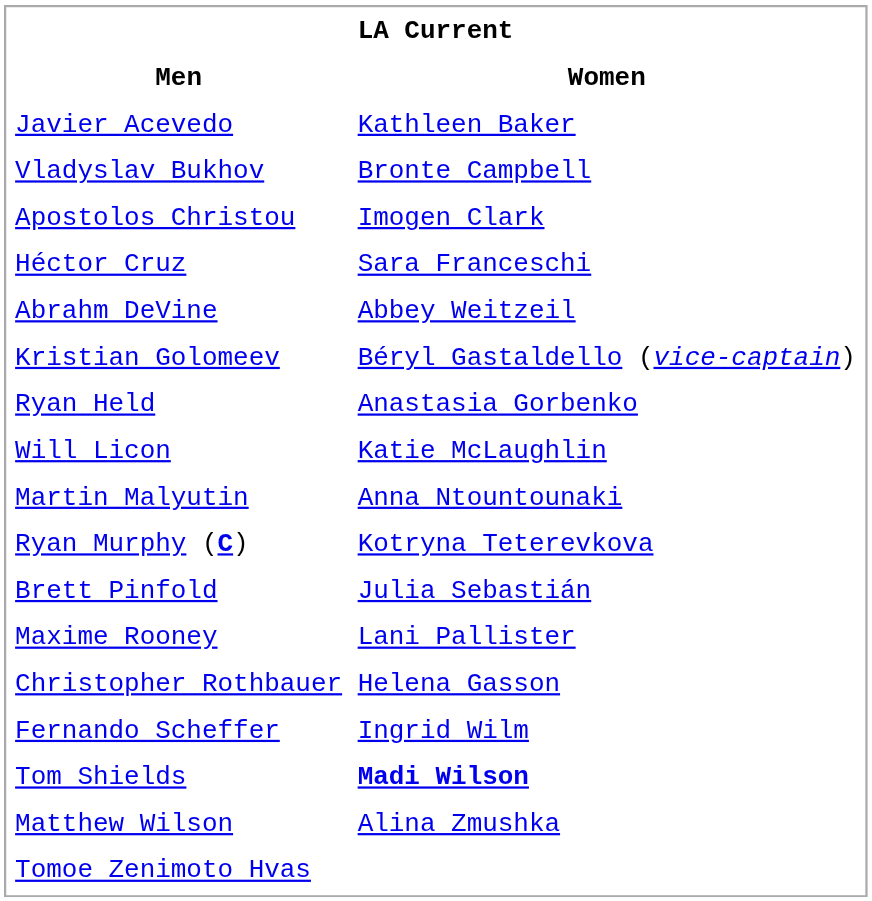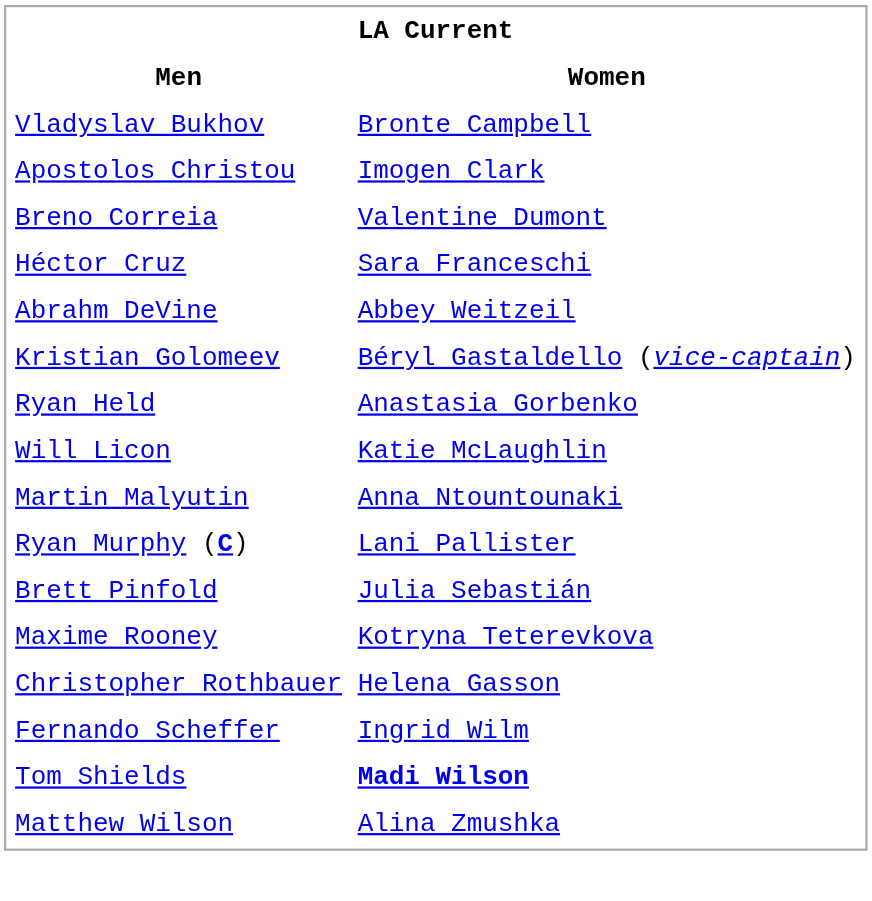- row: (124, 125)
+ row: (116, 218)
(506, 544) Kotryna Teterevkova -> (467, 544) Lani Pallister
(467, 638) Lani Pallister -> (506, 638) Kotryna Teterevkova
- row: (163, 871)
